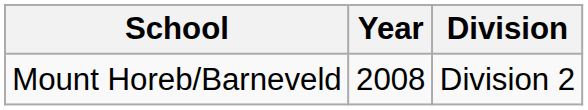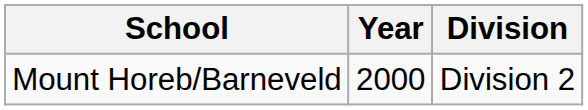(391, 78) 2008 -> (391, 78) 2000
